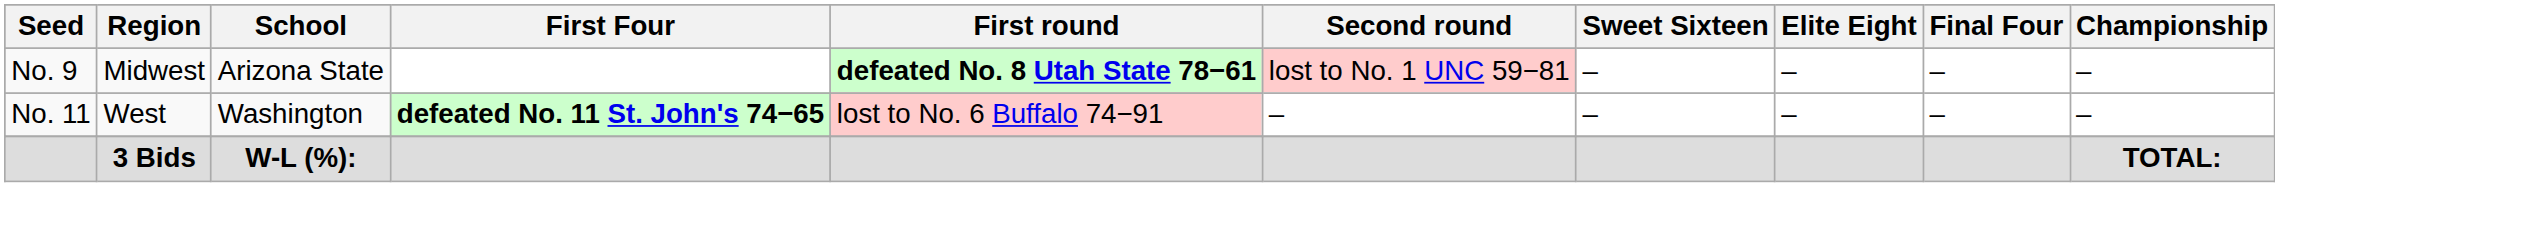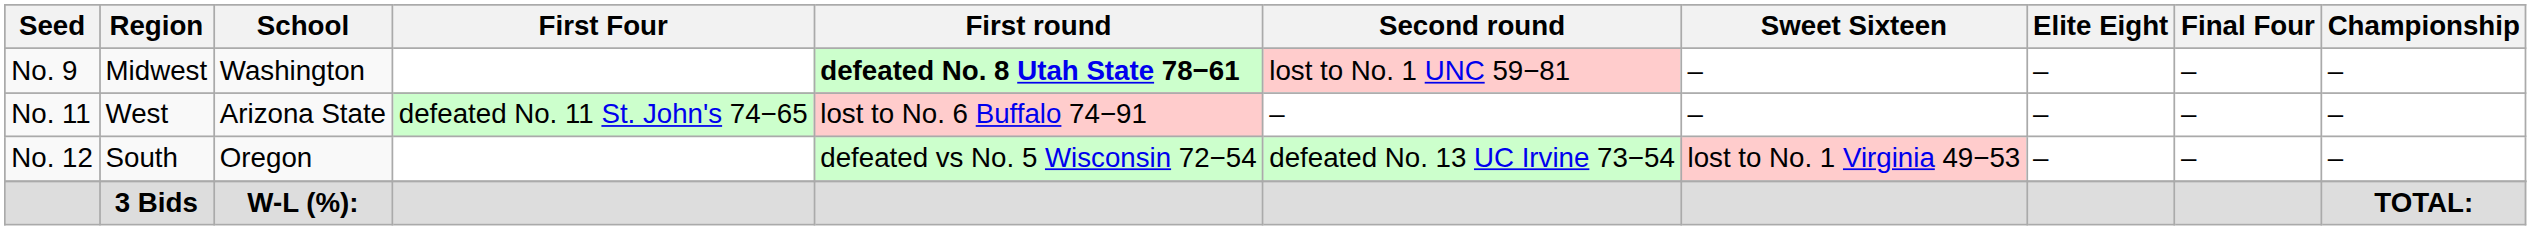(301, 70) Arizona State -> (292, 70) Washington
(290, 114) Washington -> (303, 114) Arizona State
(610, 114) bold -> (603, 114) normal
+ row: (52, 158)
